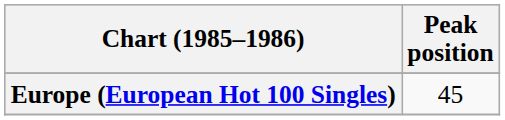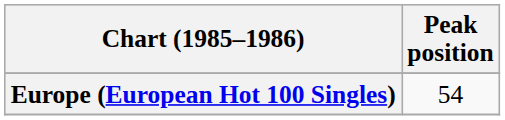(450, 93) 45 -> (450, 93) 54
